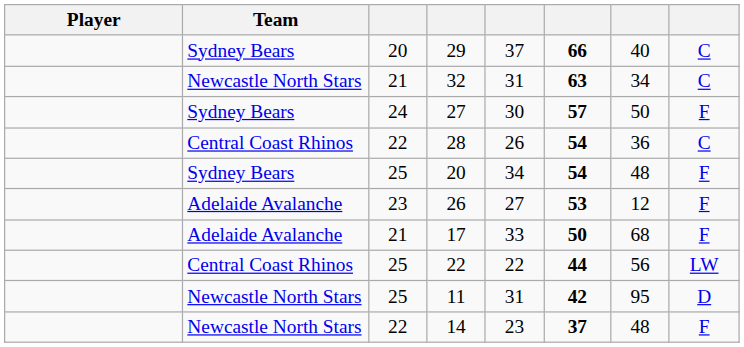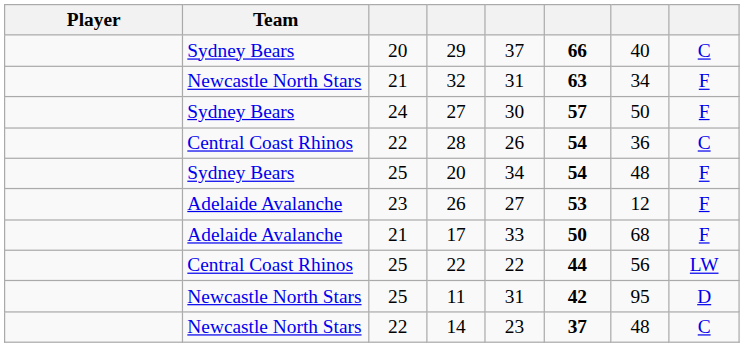(704, 81) C -> (704, 81) F
(704, 326) F -> (704, 326) C
